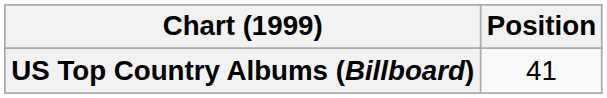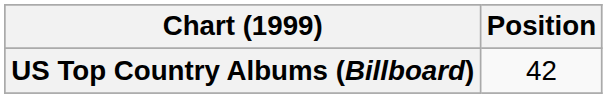(541, 70) 41 -> (541, 70) 42
